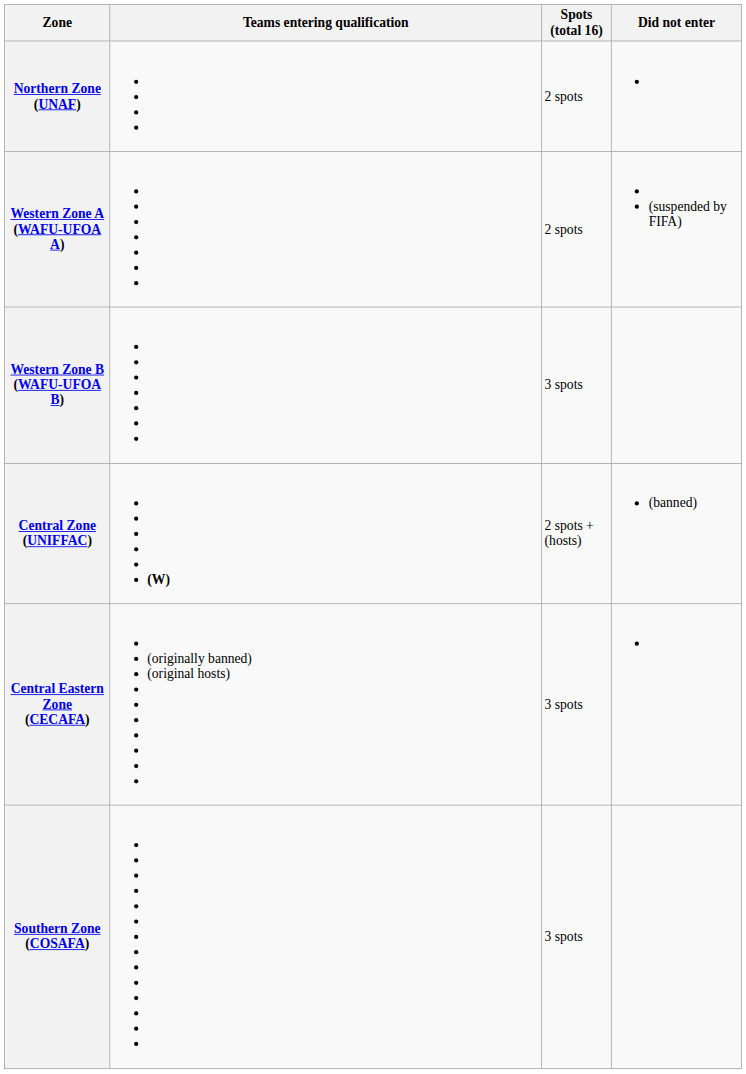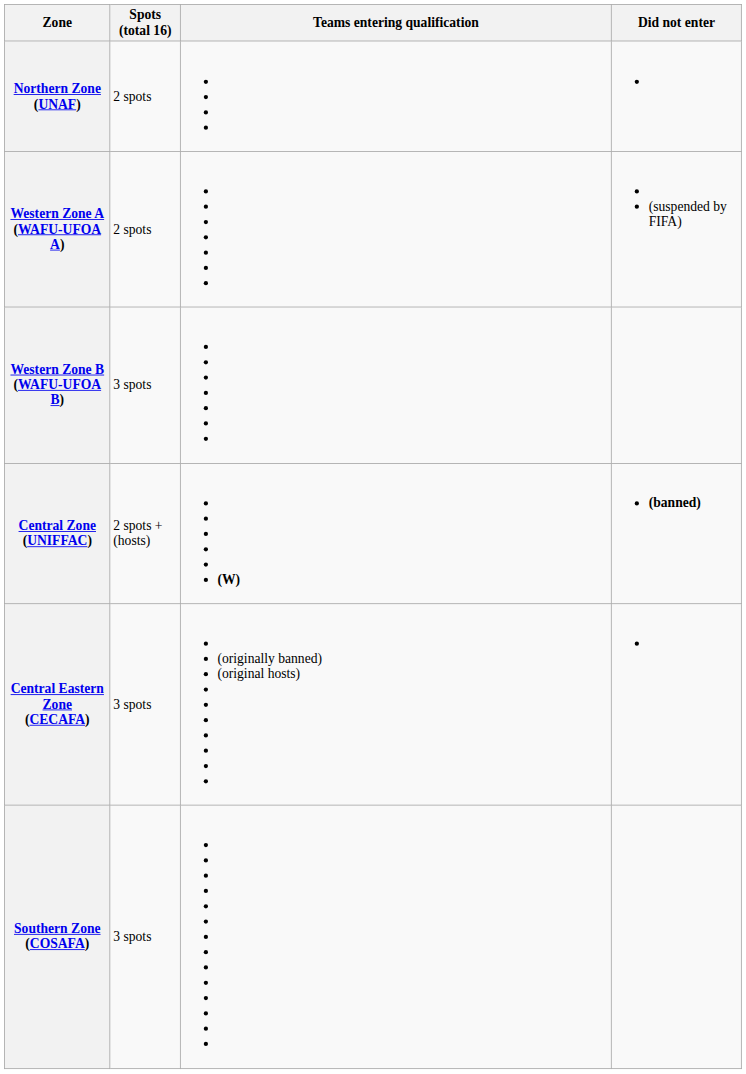columns swapped: (576, 22) <-> (326, 22)
(676, 503) normal -> (676, 503) bold
